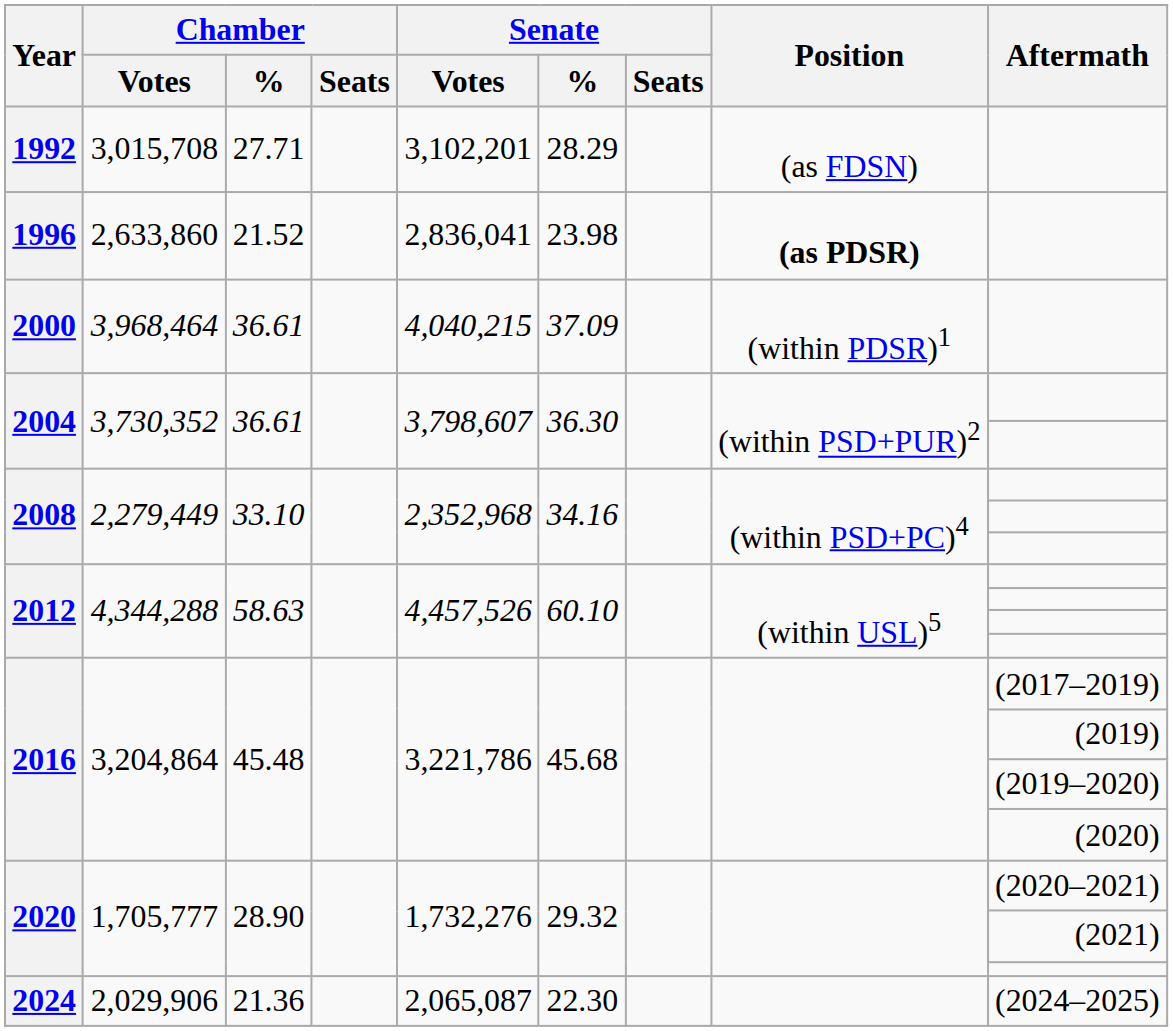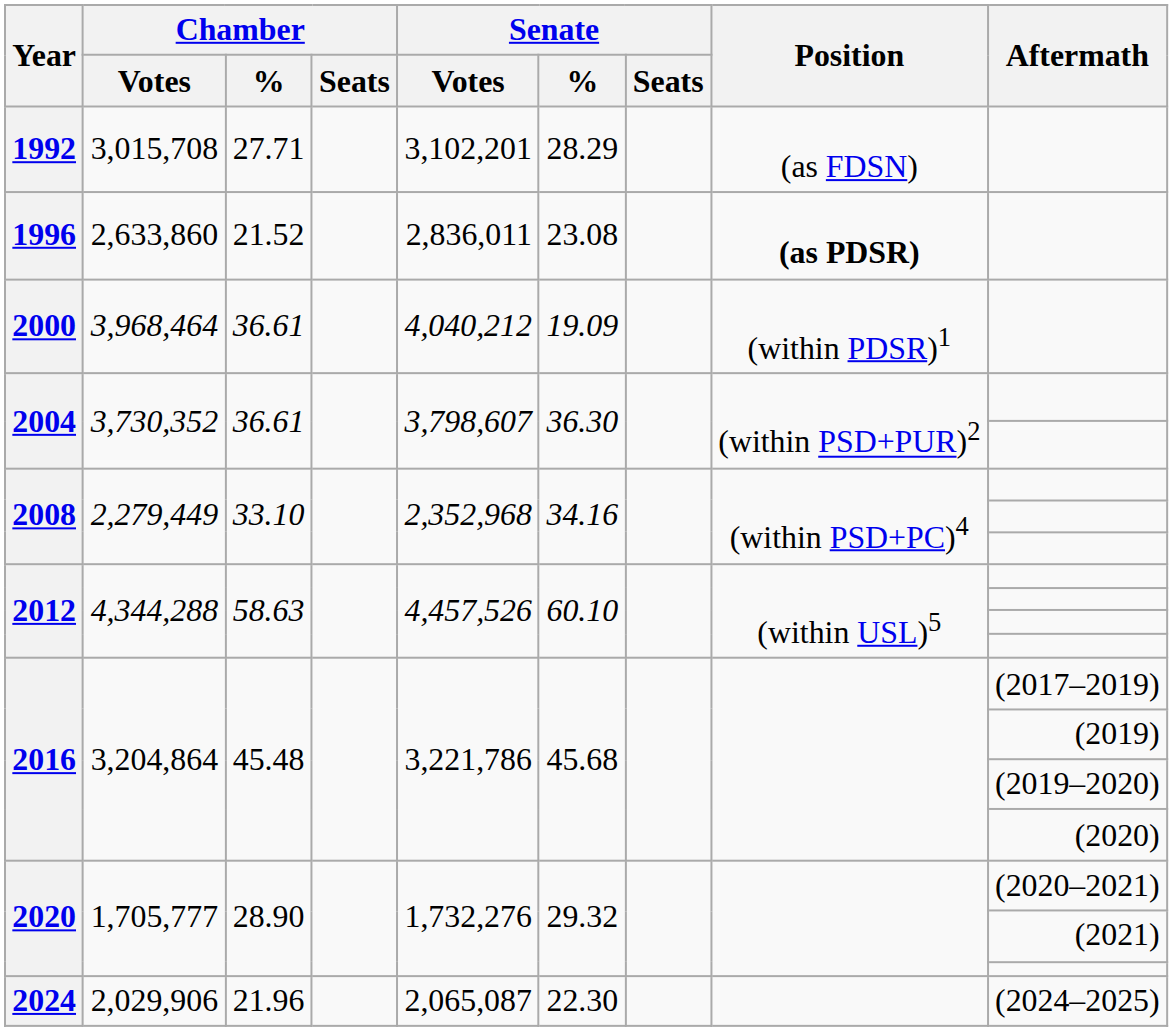(468, 234) 2,836,041 -> (469, 234) 2,836,011
(582, 234) 23.98 -> (582, 234) 23.08
(468, 325) 4,040,215 -> (468, 325) 4,040,212
(582, 325) 37.09 -> (582, 325) 19.09
(269, 1000) 21.36 -> (269, 1000) 21.96
